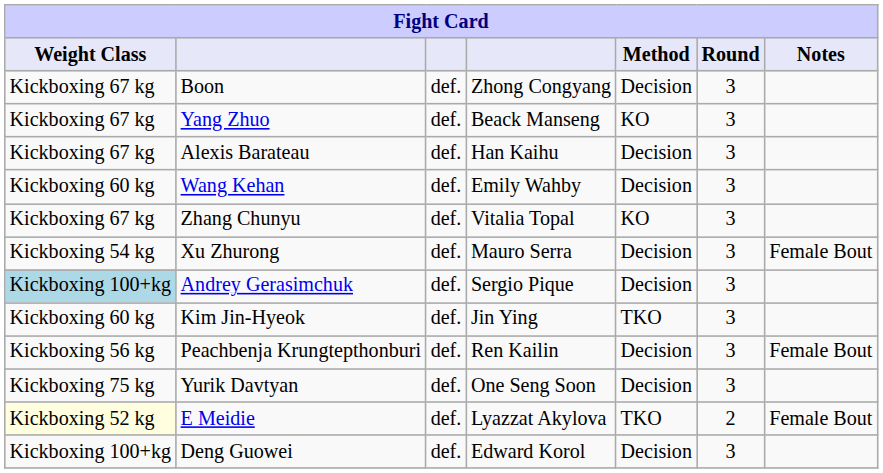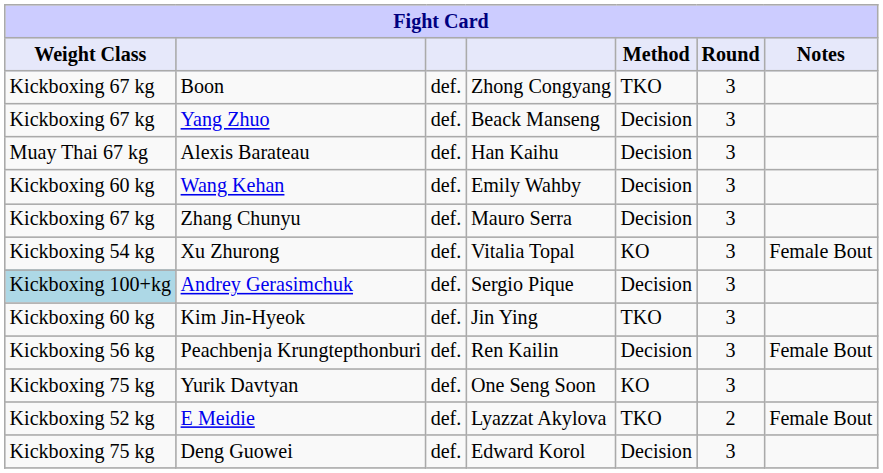(656, 87) Decision -> (641, 87) TKO
(635, 120) KO -> (656, 120) Decision
(82, 153) Kickboxing 67 kg -> (79, 153) Muay Thai 67 kg
(523, 219) Vitalia Topal -> (521, 219) Mauro Serra
(635, 219) KO -> (656, 219) Decision
(521, 252) Mauro Serra -> (523, 252) Vitalia Topal
(656, 252) Decision -> (635, 252) KO
(656, 385) Decision -> (635, 385) KO
(82, 418) lightyellow background -> (82, 418) no background
(90, 451) Kickboxing 100+kg -> (82, 451) Kickboxing 75 kg
